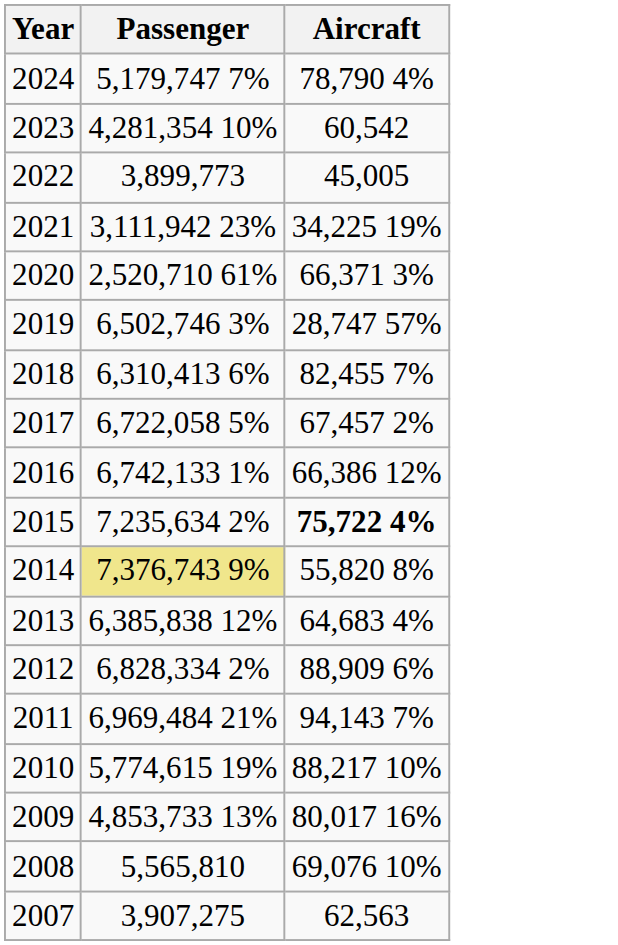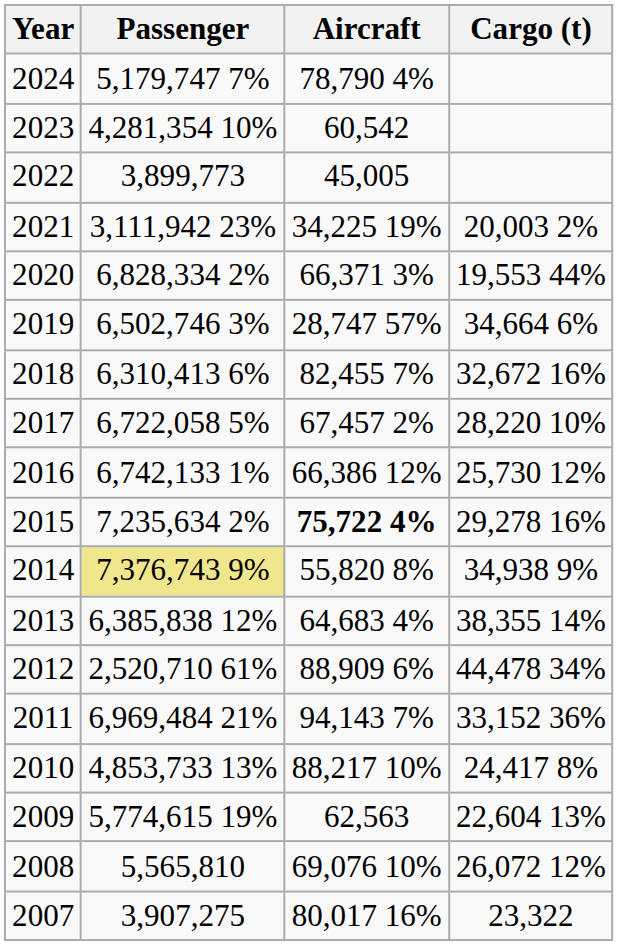+ column: (531, 29)
(183, 275) 2,520,710 61% -> (183, 275) 6,828,334 2%
(183, 669) 6,828,334 2% -> (183, 669) 2,520,710 61%
(183, 767) 5,774,615 19% -> (183, 767) 4,853,733 13%
(183, 816) 4,853,733 13% -> (183, 816) 5,774,615 19%
(367, 816) 80,017 16% -> (367, 816) 62,563
(367, 915) 62,563 -> (367, 915) 80,017 16%
